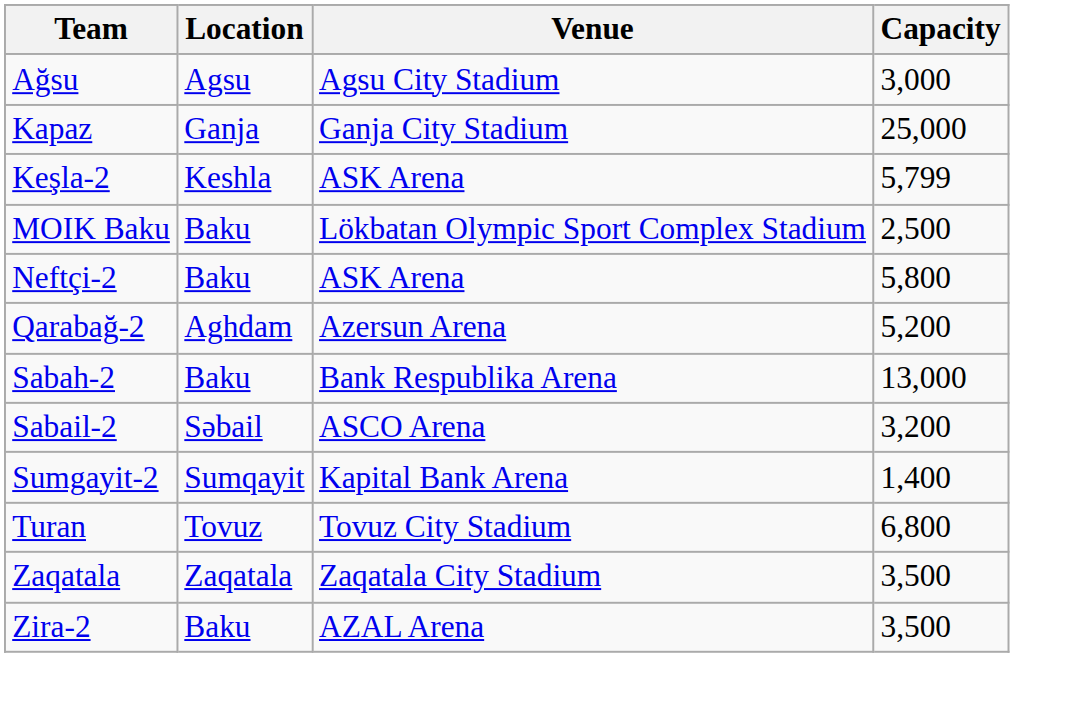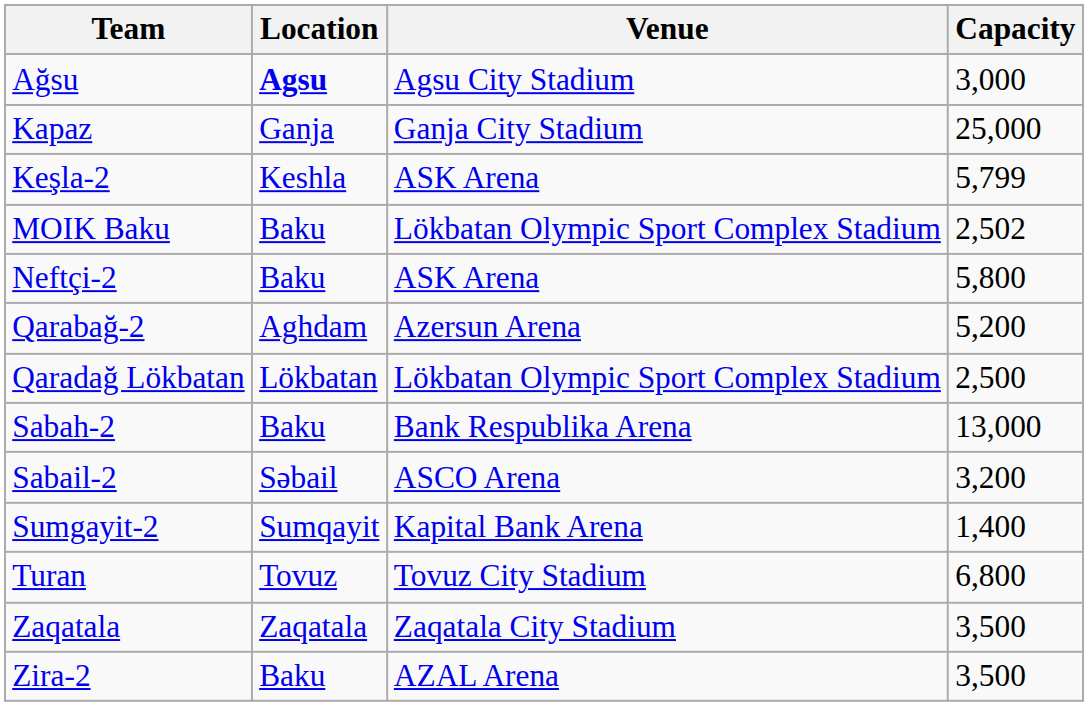(217, 79) normal -> (293, 79) bold
(916, 228) 2,500 -> (991, 228) 2,502
+ row: (128, 377)
